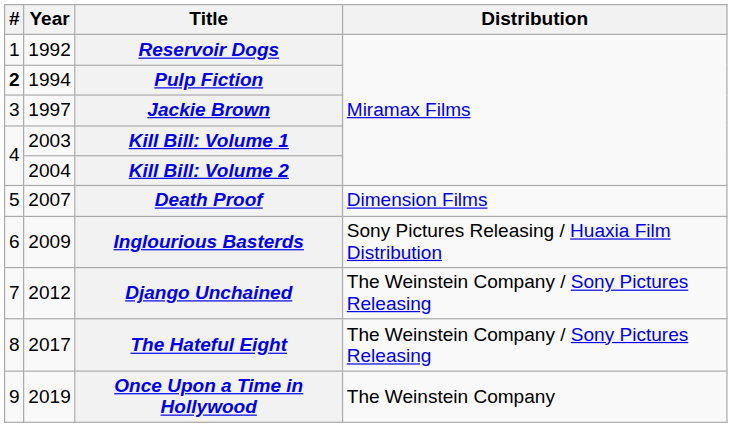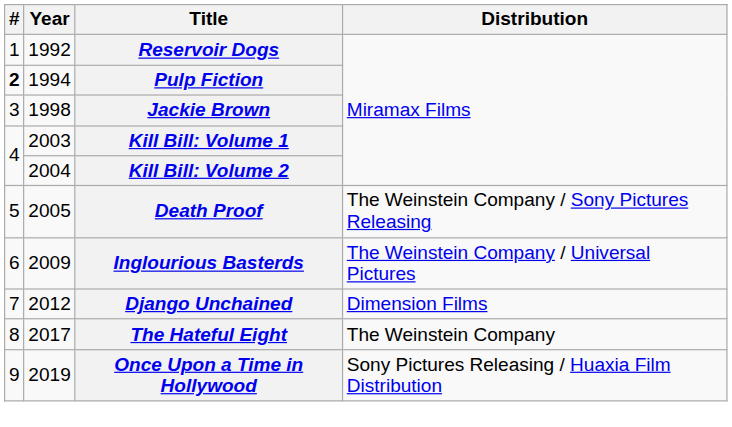(50, 110) 1997 -> (50, 110) 1998
(50, 200) 2007 -> (50, 211) 2005
(417, 200) Dimension Films -> (518, 211) The Weinstein Company / Sony Pictures Releasing
(509, 241) Sony Pictures Releasing / Huaxia Film Distribution -> (498, 263) The Weinstein Company / Universal Pictures
(518, 293) The Weinstein Company / Sony Pictures Releasing -> (417, 304) Dimension Films
(518, 344) The Weinstein Company / Sony Pictures Releasing -> (451, 334) The Weinstein Company
(451, 396) The Weinstein Company -> (509, 375) Sony Pictures Releasing / Huaxia Film Distribution
